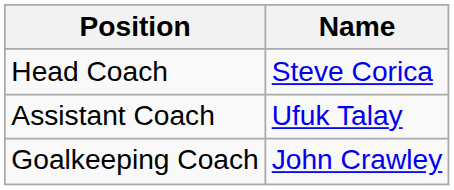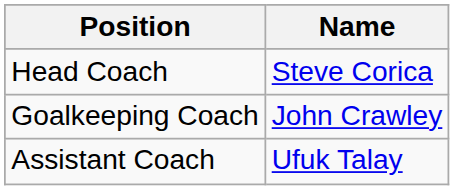rows swapped: (113, 116) <-> (135, 160)
